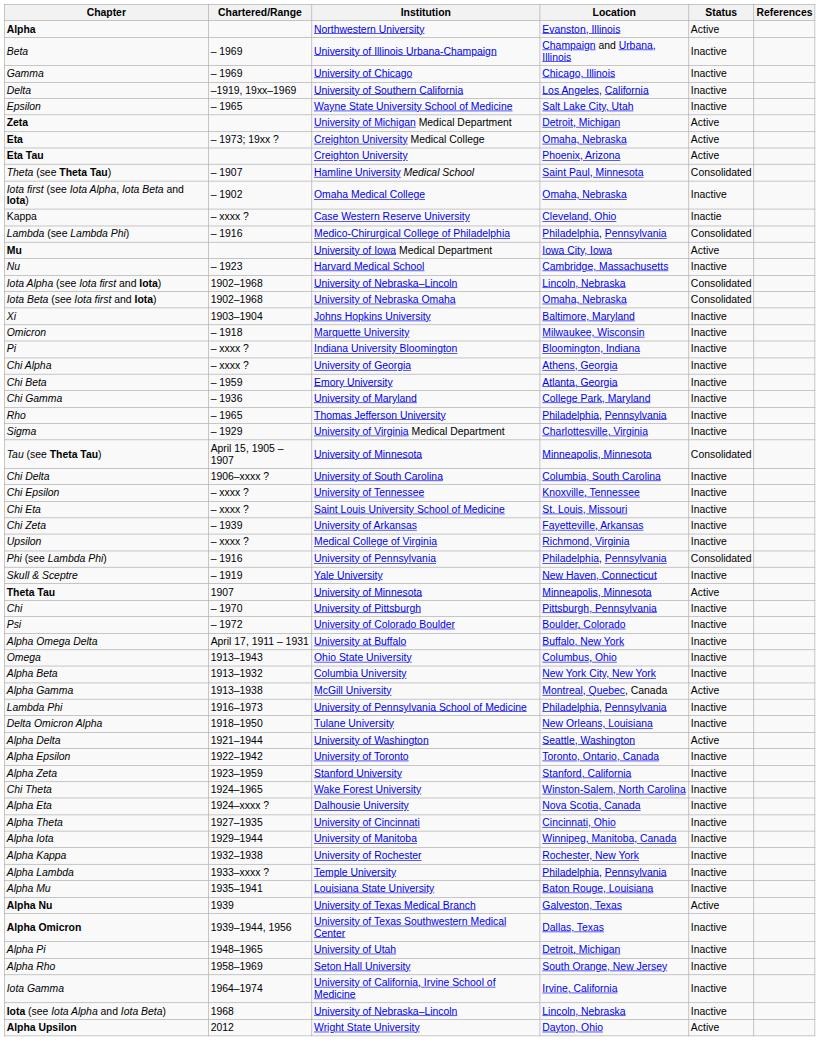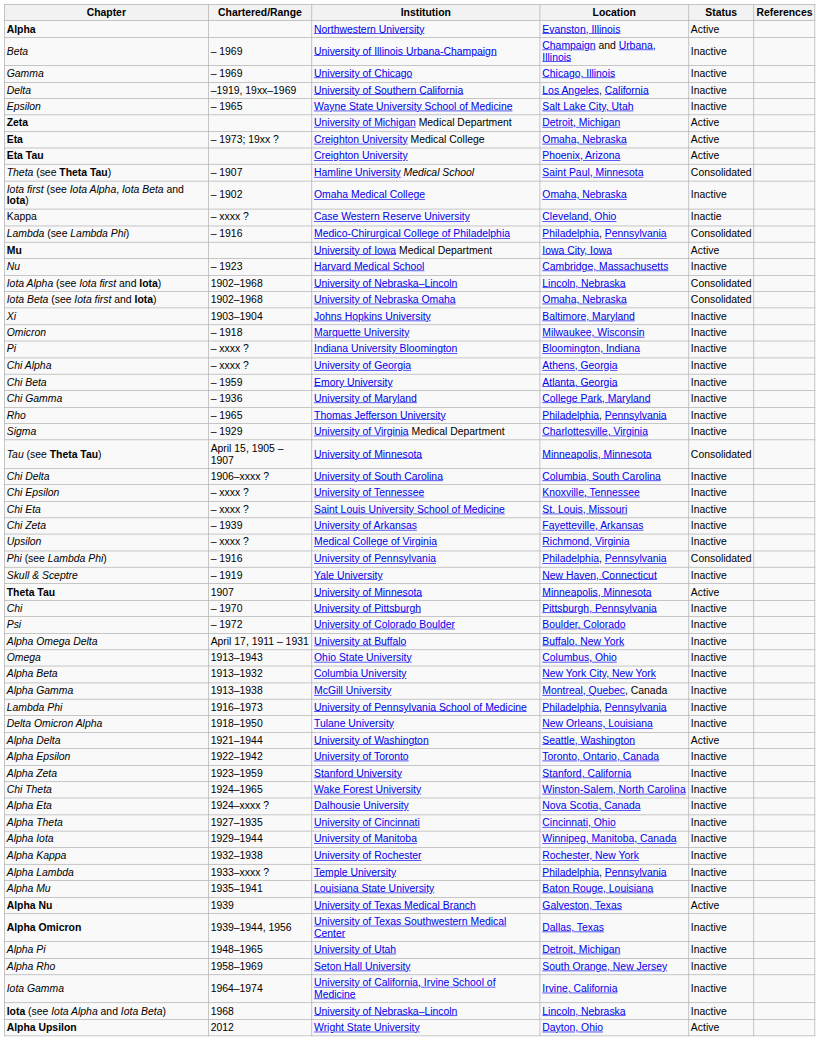(705, 691) Active -> (709, 691) Inactive
